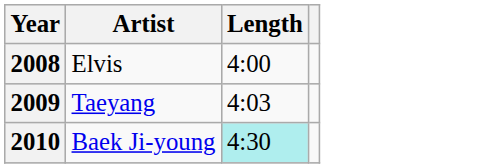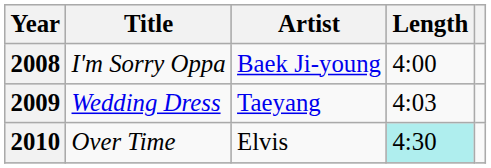+ column: (149, 24)
(97, 63) Elvis -> (309, 63) Baek Ji-young
(143, 142) Baek Ji-young -> (263, 142) Elvis
